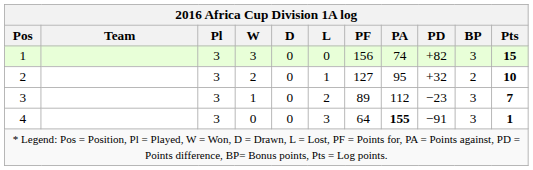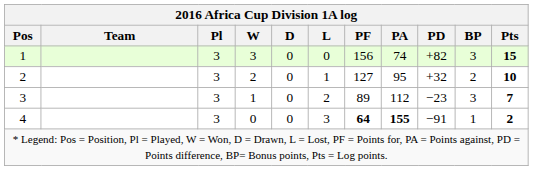(363, 118) normal -> (363, 118) bold
(473, 118) 3 -> (473, 118) 1
(510, 118) 1 -> (510, 118) 2
